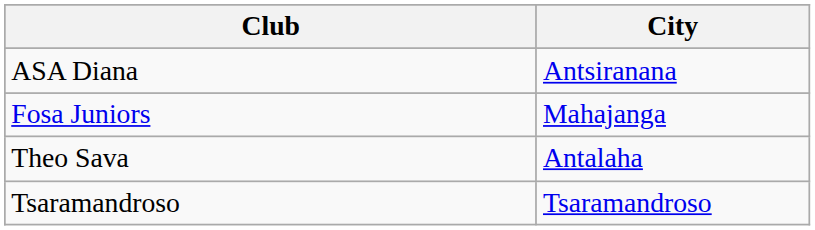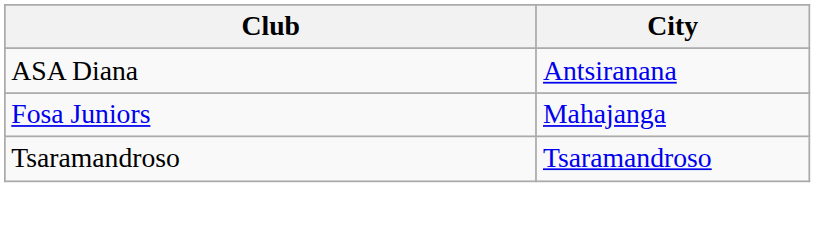- row: (70, 158)
